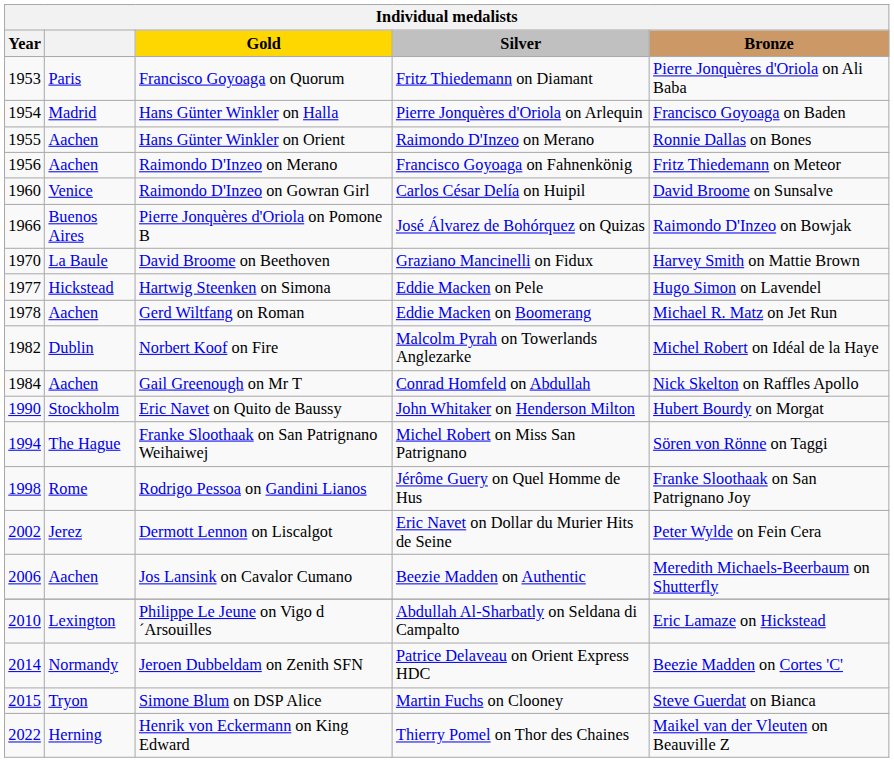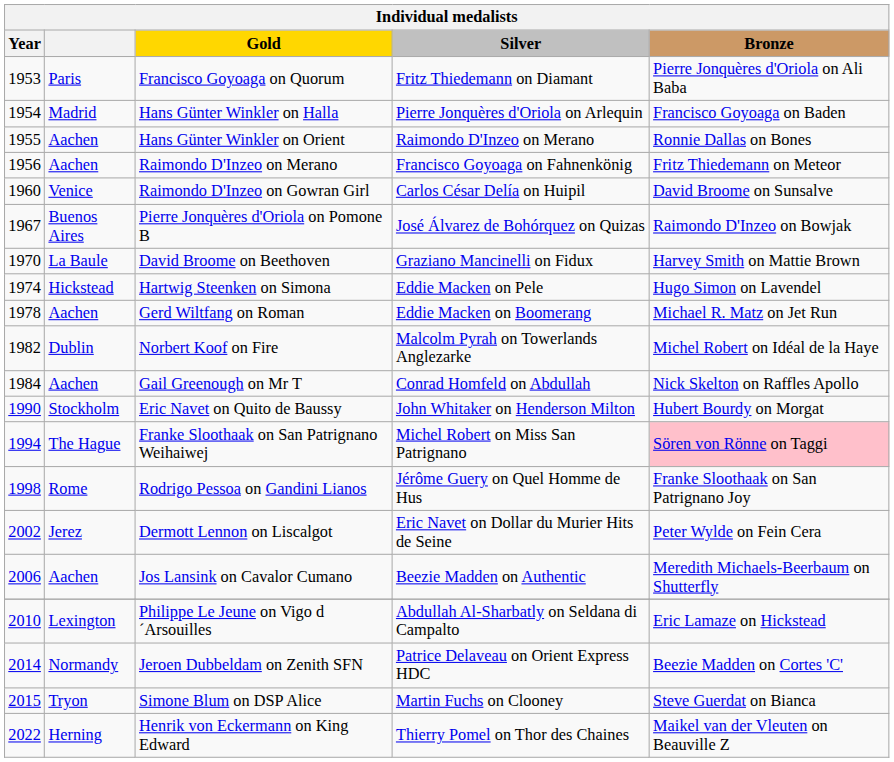(25, 226) 1966 -> (25, 226) 1967
(25, 287) 1977 -> (25, 287) 1974
(740, 444) no background -> (740, 444) pink background
